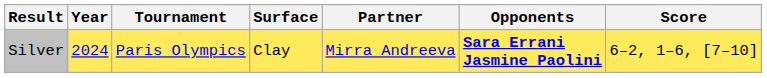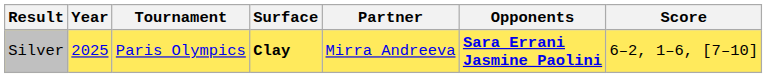(90, 51) 2024 -> (90, 51) 2025
(272, 51) normal -> (272, 51) bold
